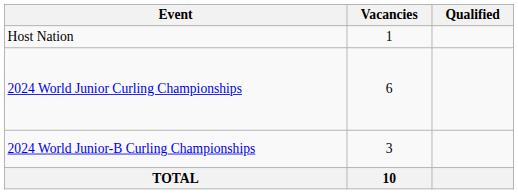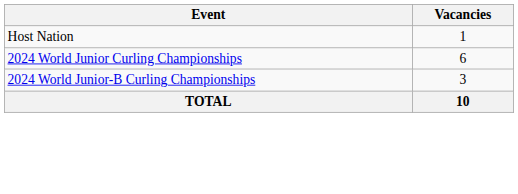- column: (473, 15)
